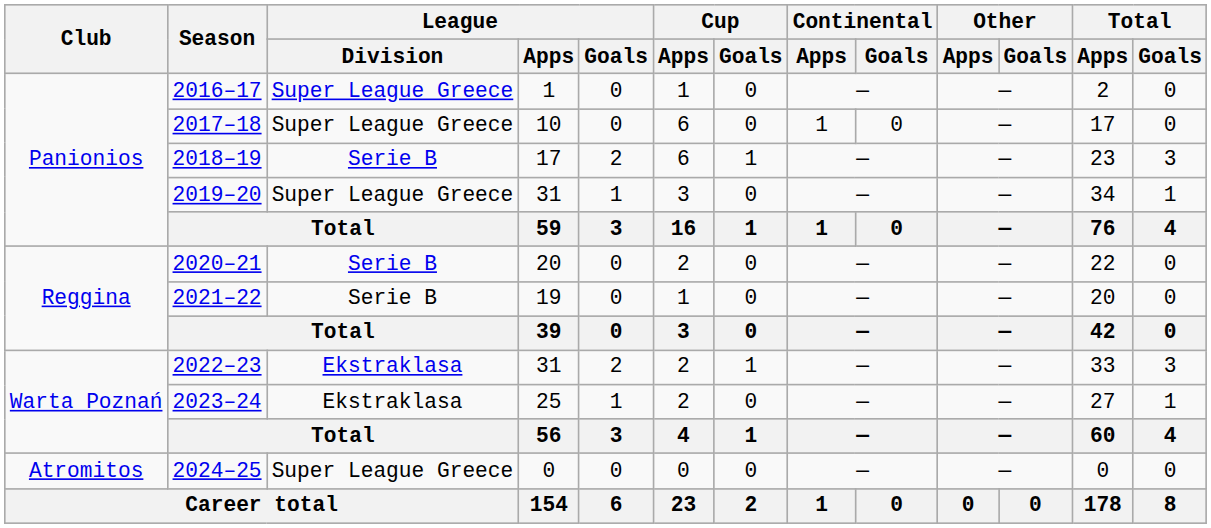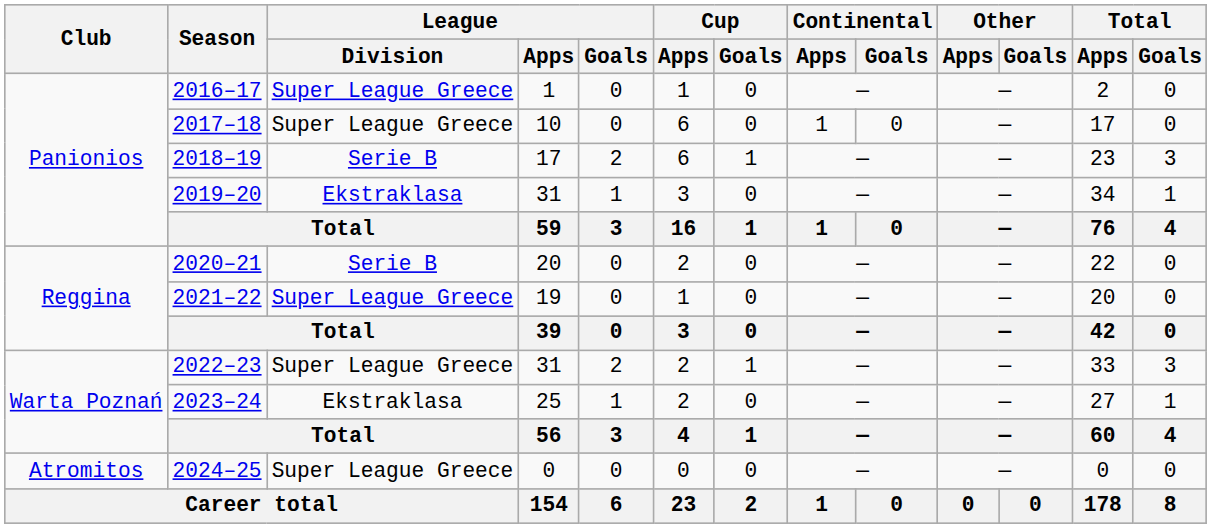(392, 195) Super League Greece -> (392, 195) Ekstraklasa
(392, 298) Serie B -> (392, 298) Super League Greece
(392, 367) Ekstraklasa -> (392, 367) Super League Greece
